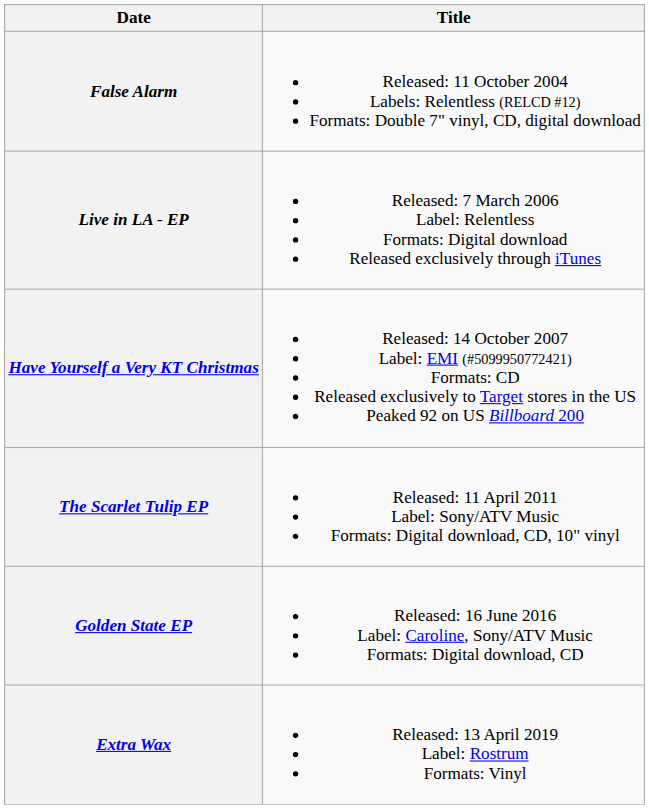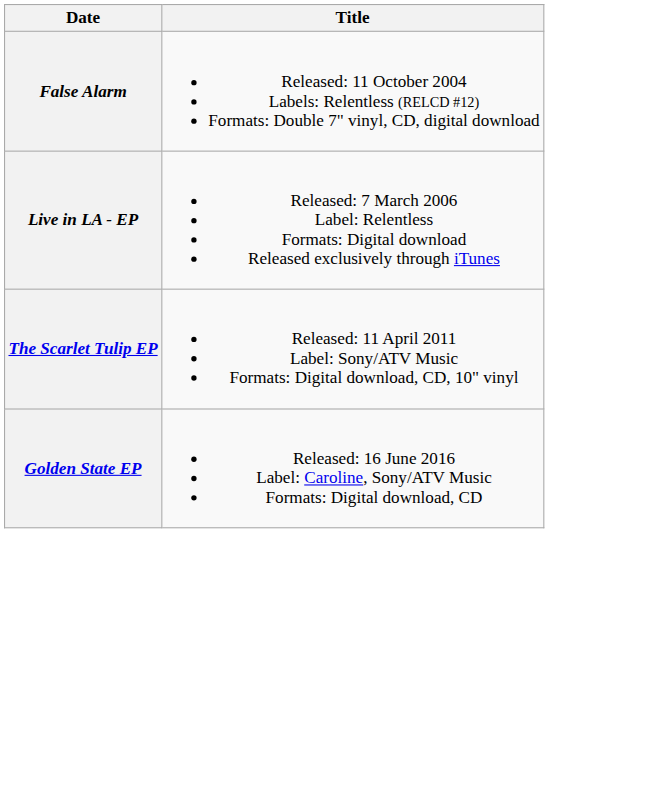- row: (134, 368)
- row: (134, 744)
